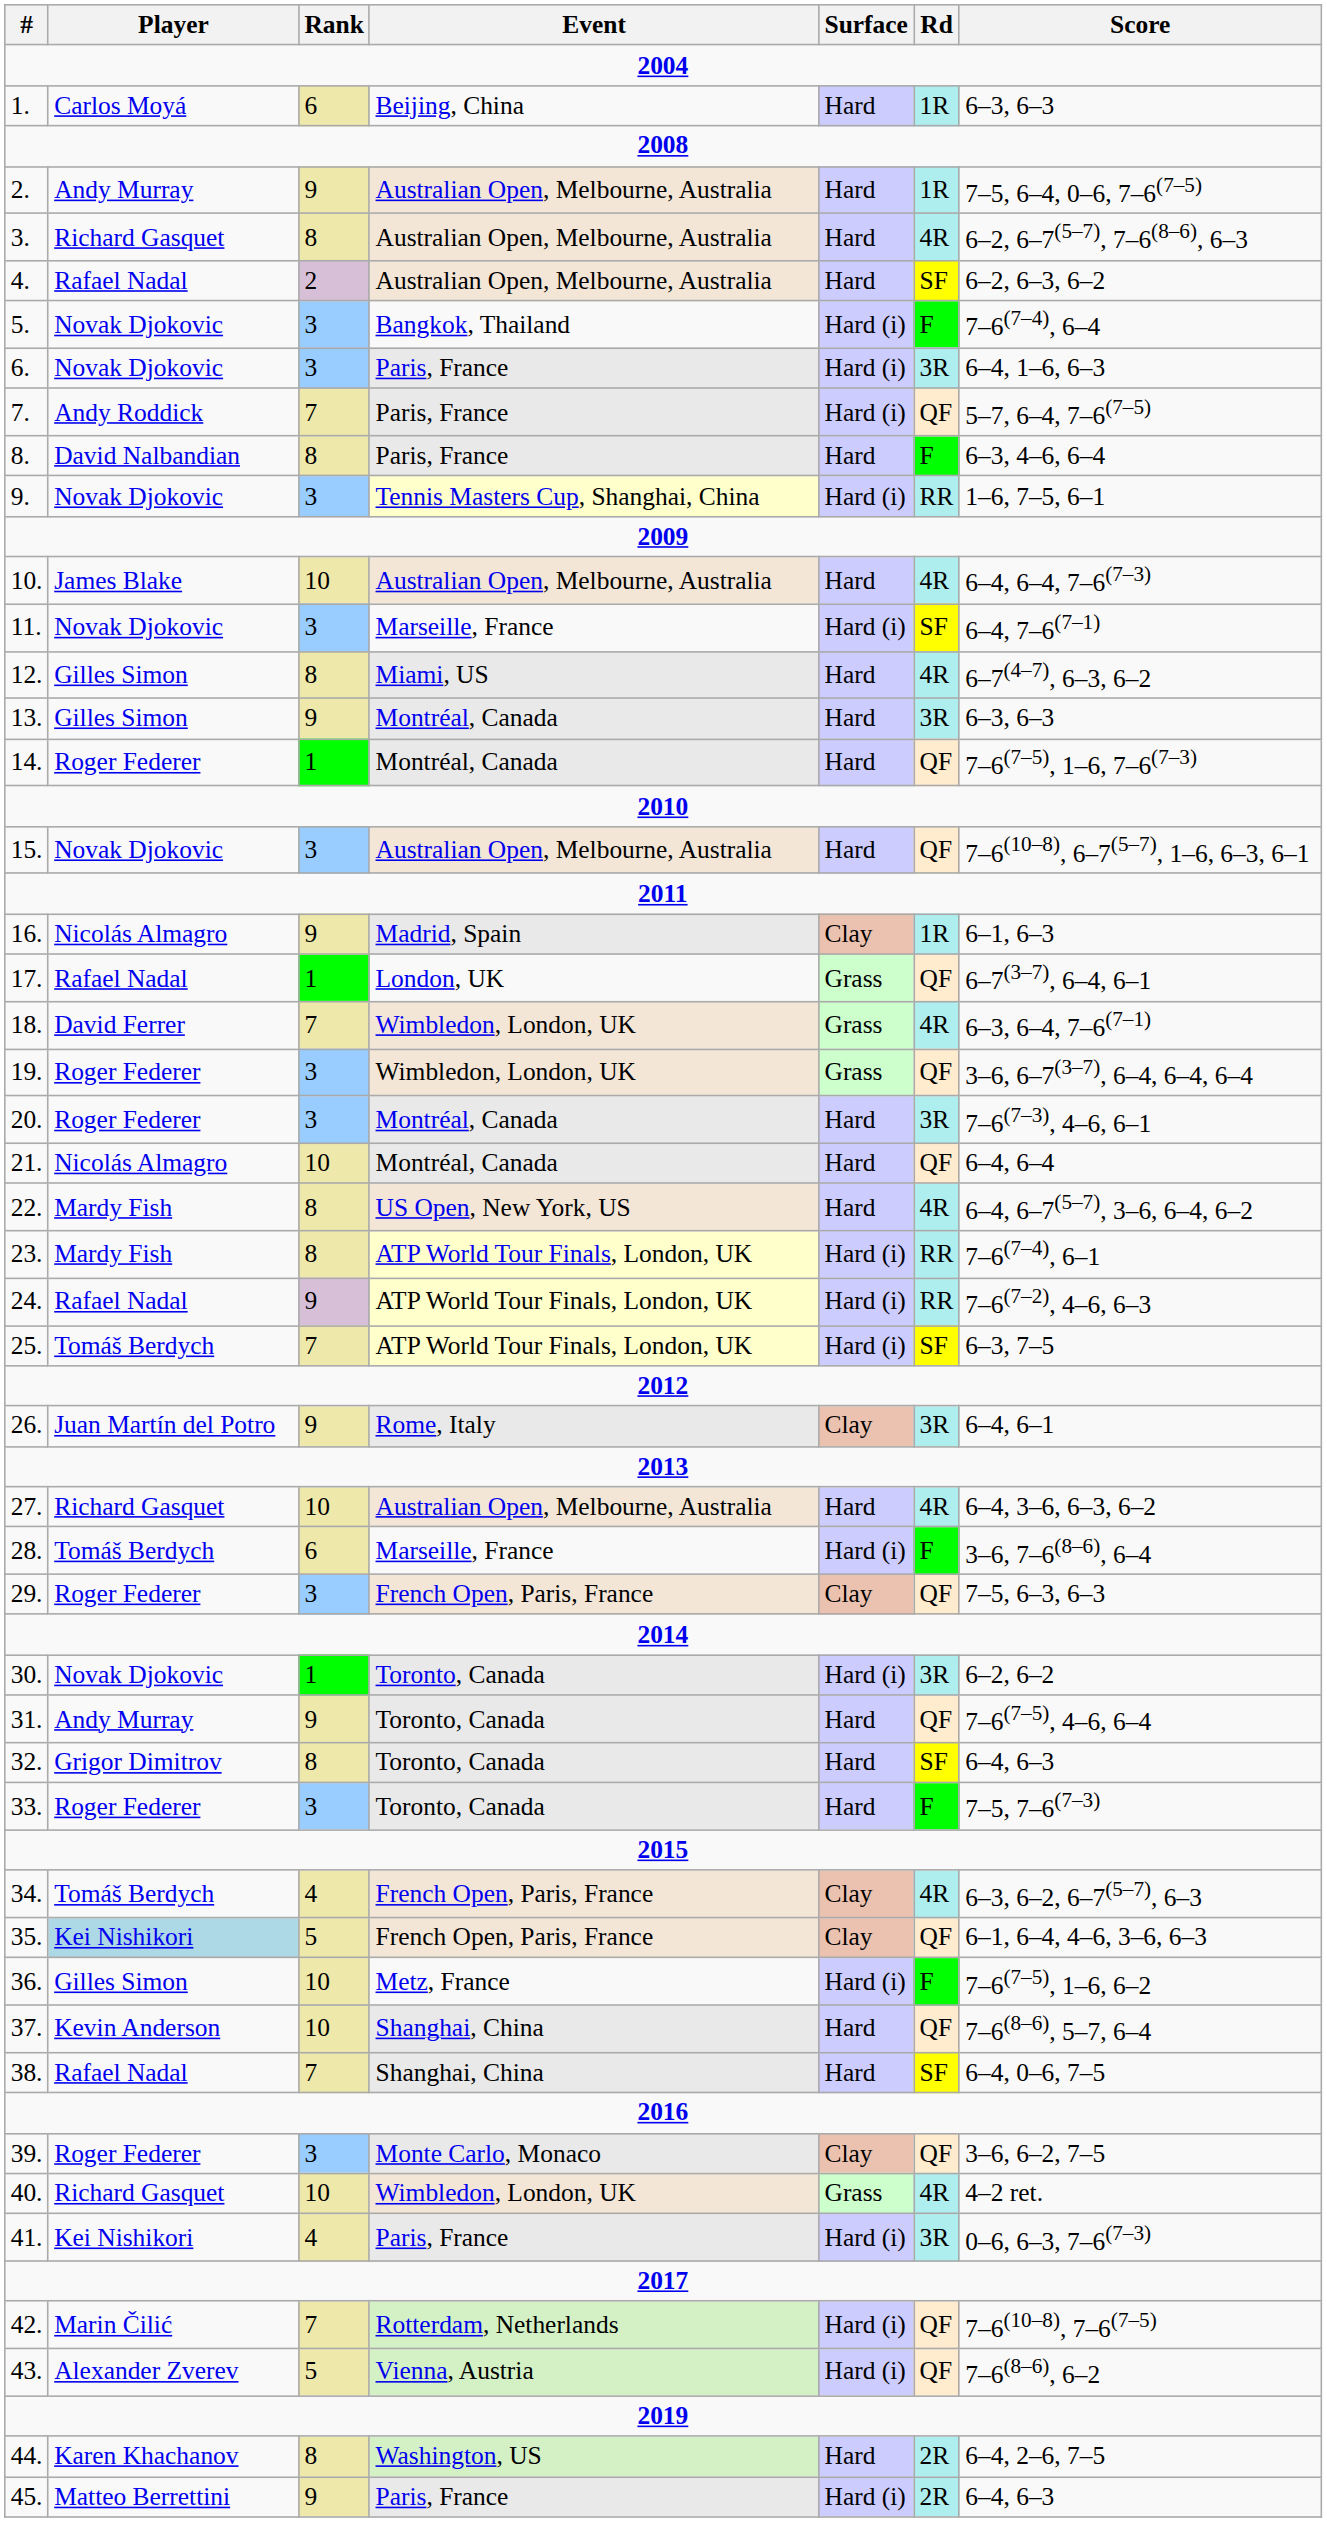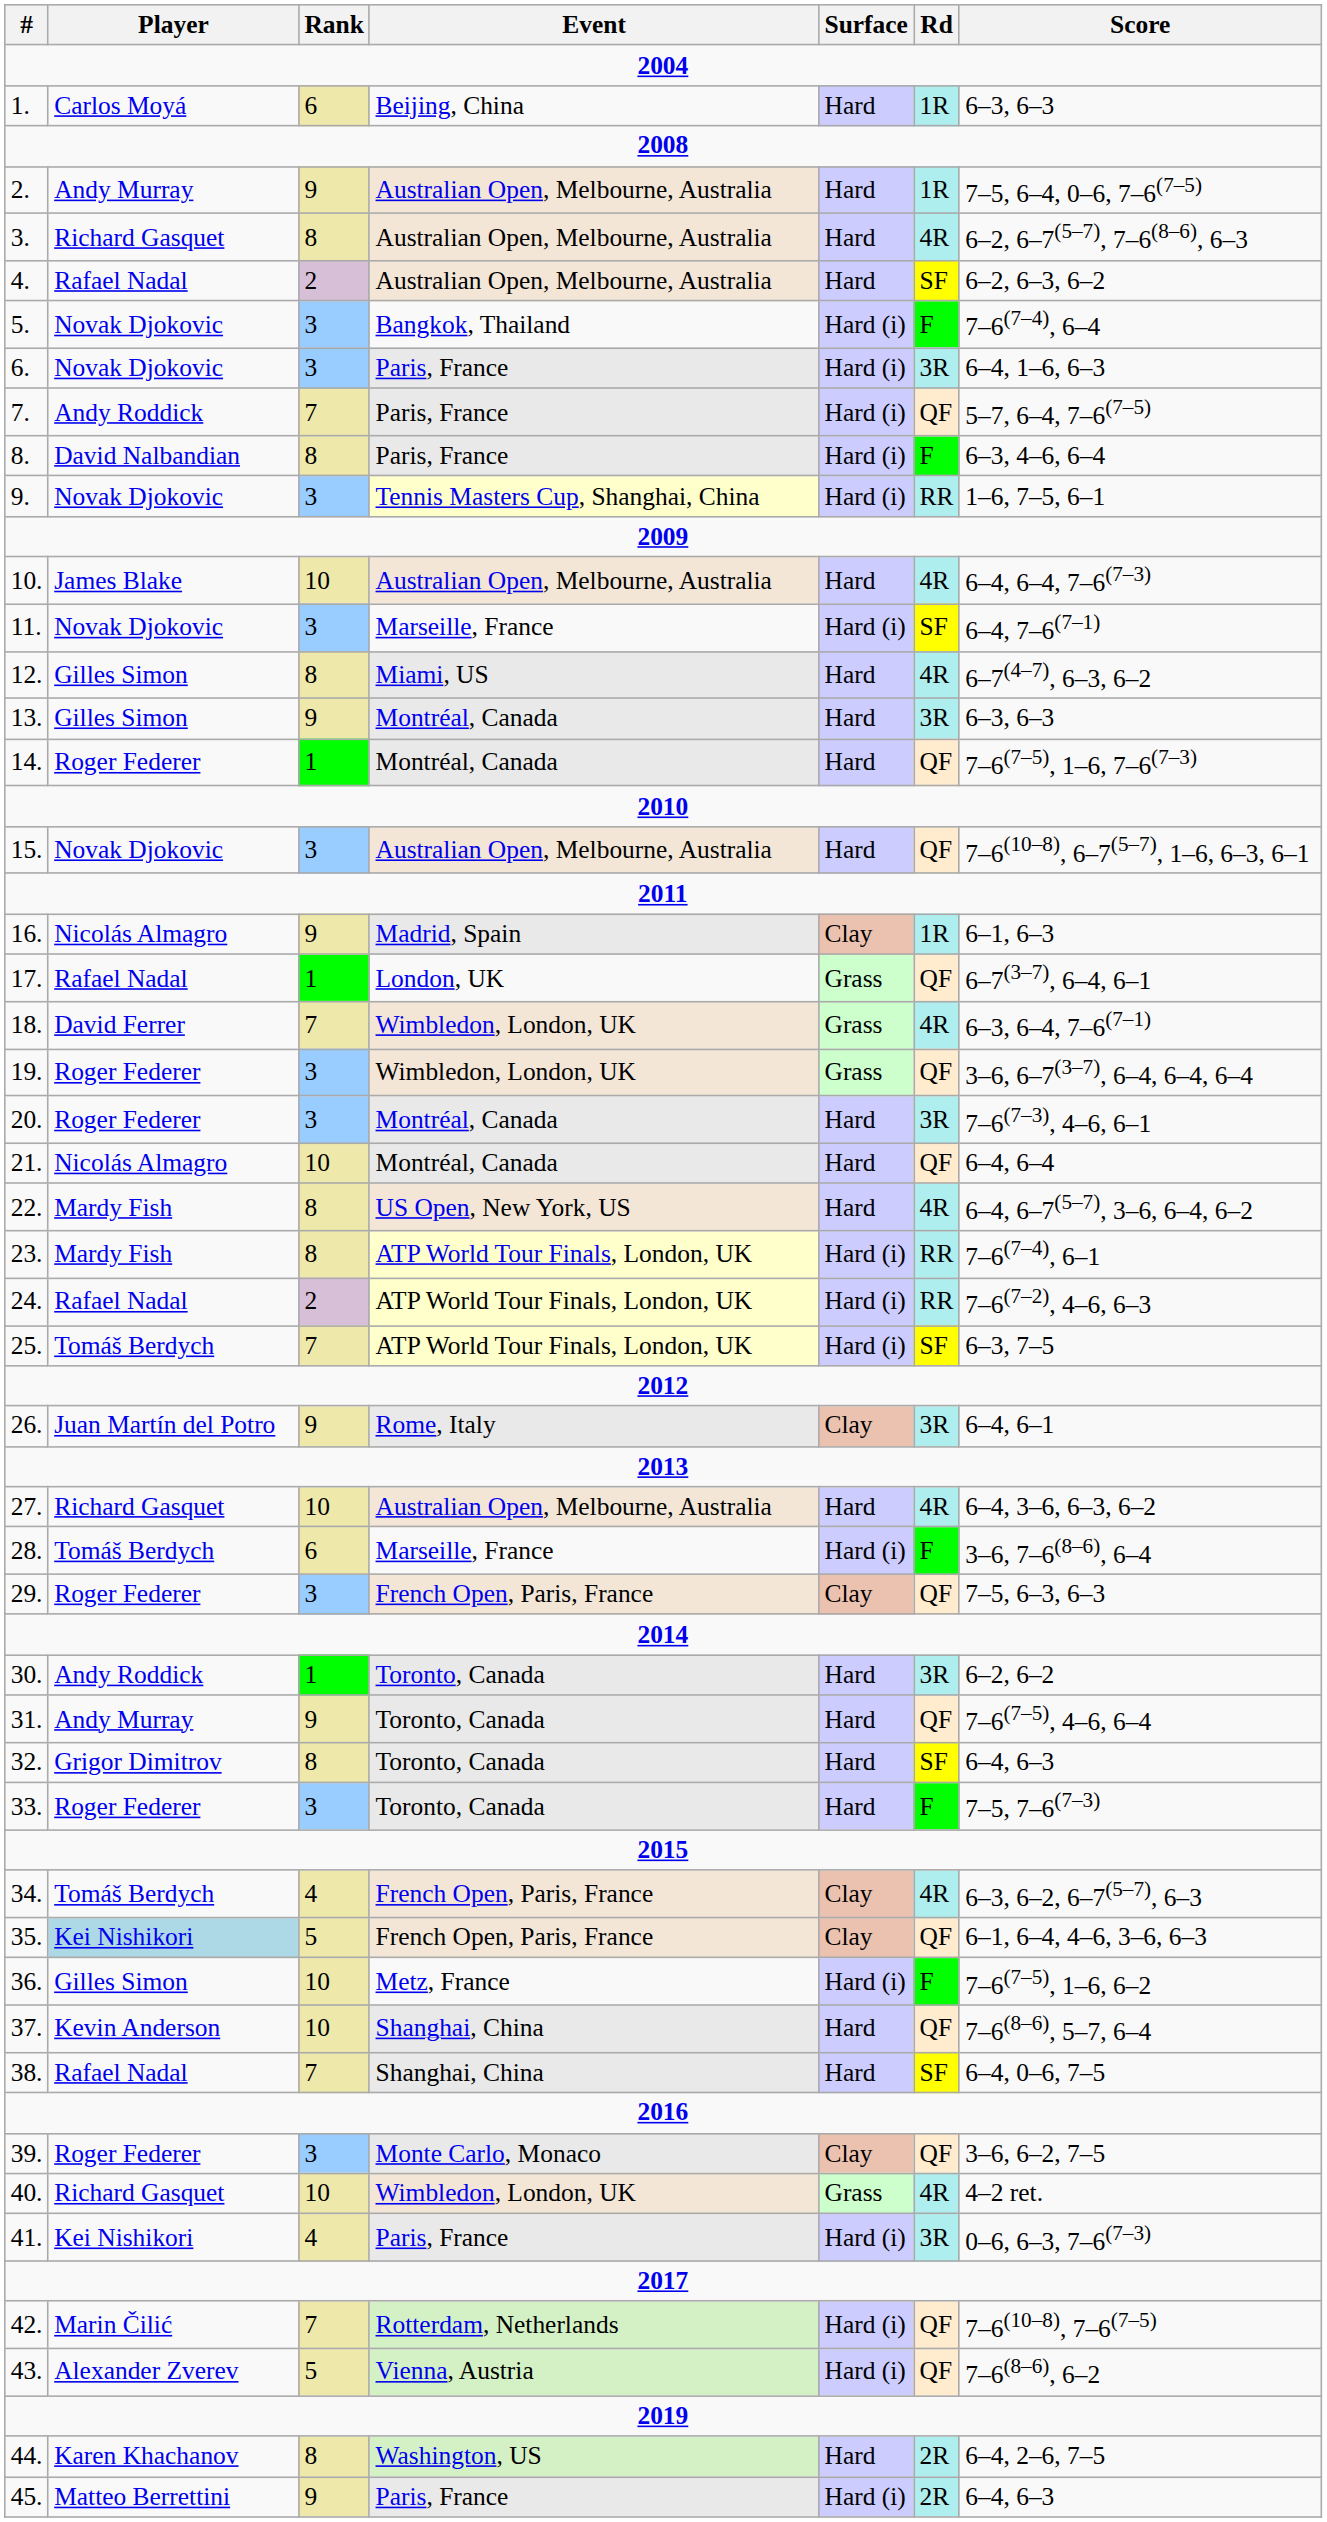(850, 455) Hard -> (865, 455) Hard (i)
(311, 1301) 9 -> (311, 1301) 2
(139, 1674) Novak Djokovic -> (129, 1674) Andy Roddick
(865, 1674) Hard (i) -> (850, 1674) Hard
